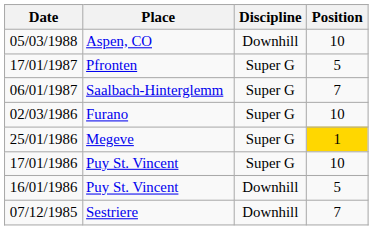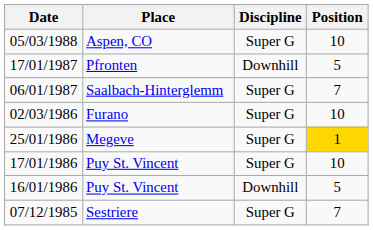(270, 41) Downhill -> (270, 41) Super G
(270, 66) Super G -> (270, 66) Downhill
(270, 212) Downhill -> (270, 212) Super G
